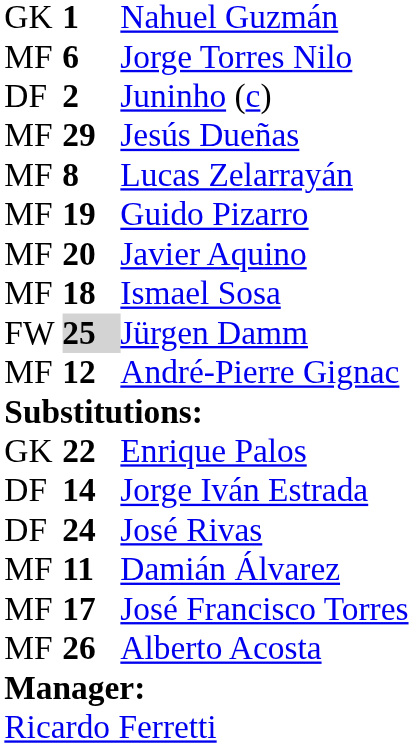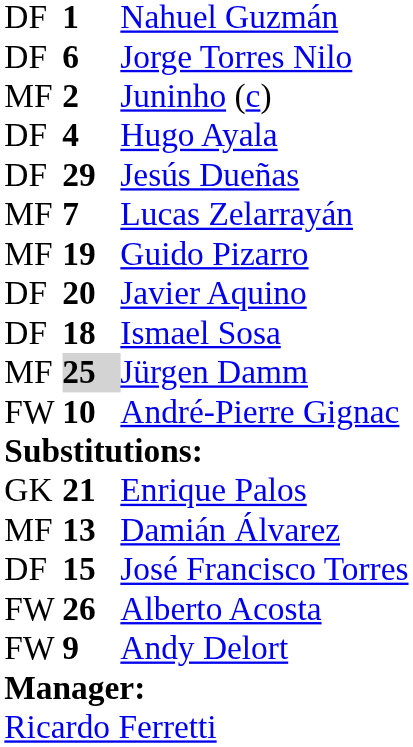(28, 17) GK -> (26, 17) DF
(28, 56) MF -> (26, 56) DF
(26, 95) DF -> (28, 95) MF
+ row: (199, 135)
(28, 135) MF -> (26, 174) DF
(71, 174) 8 -> (71, 214) 7
(28, 253) MF -> (26, 293) DF
(28, 293) MF -> (26, 332) DF
(29, 332) FW -> (28, 372) MF
(28, 372) MF -> (29, 411) FW
(79, 372) 12 -> (79, 411) 10
(79, 450) 22 -> (79, 490) 21
- row: (244, 490)
- row: (191, 529)
(78, 569) 11 -> (79, 529) 13
(28, 608) MF -> (26, 569) DF
(79, 608) 17 -> (79, 569) 15
(28, 648) MF -> (29, 608) FW
+ row: (204, 648)
